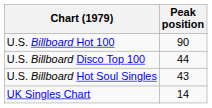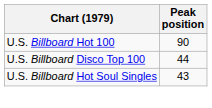- row: (49, 94)
